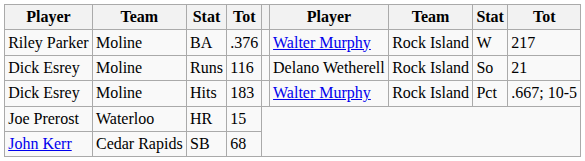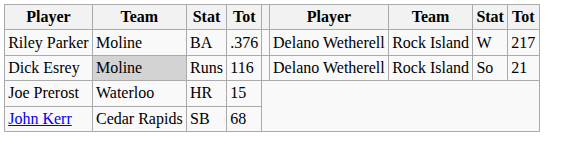(322, 42) Walter Murphy -> (329, 42) Delano Wetherell
(119, 67) no background -> (119, 67) lightgrey background
- row: (203, 93)
